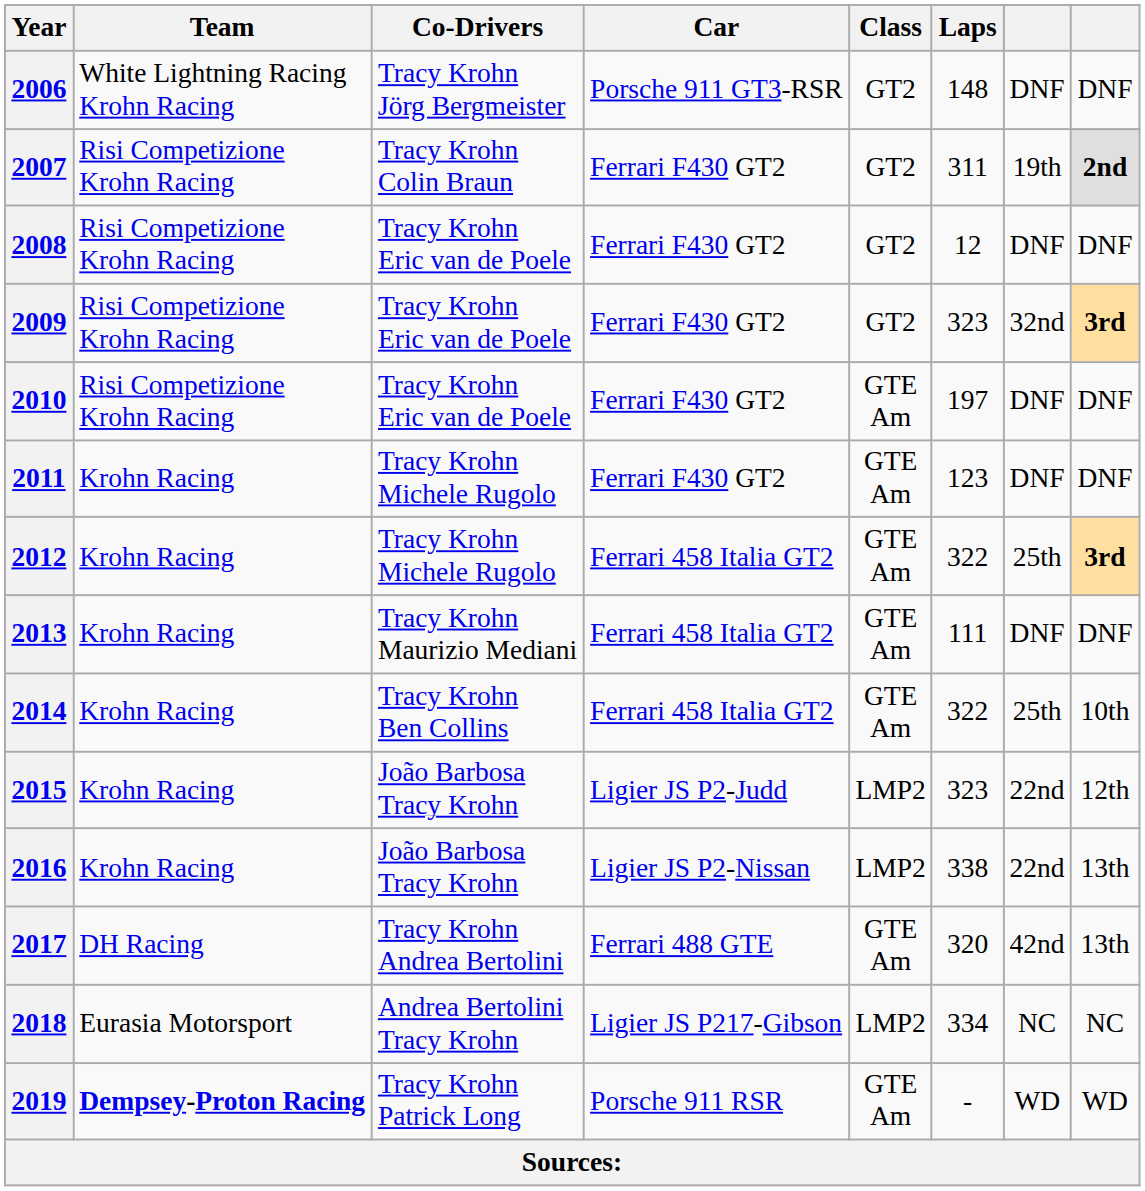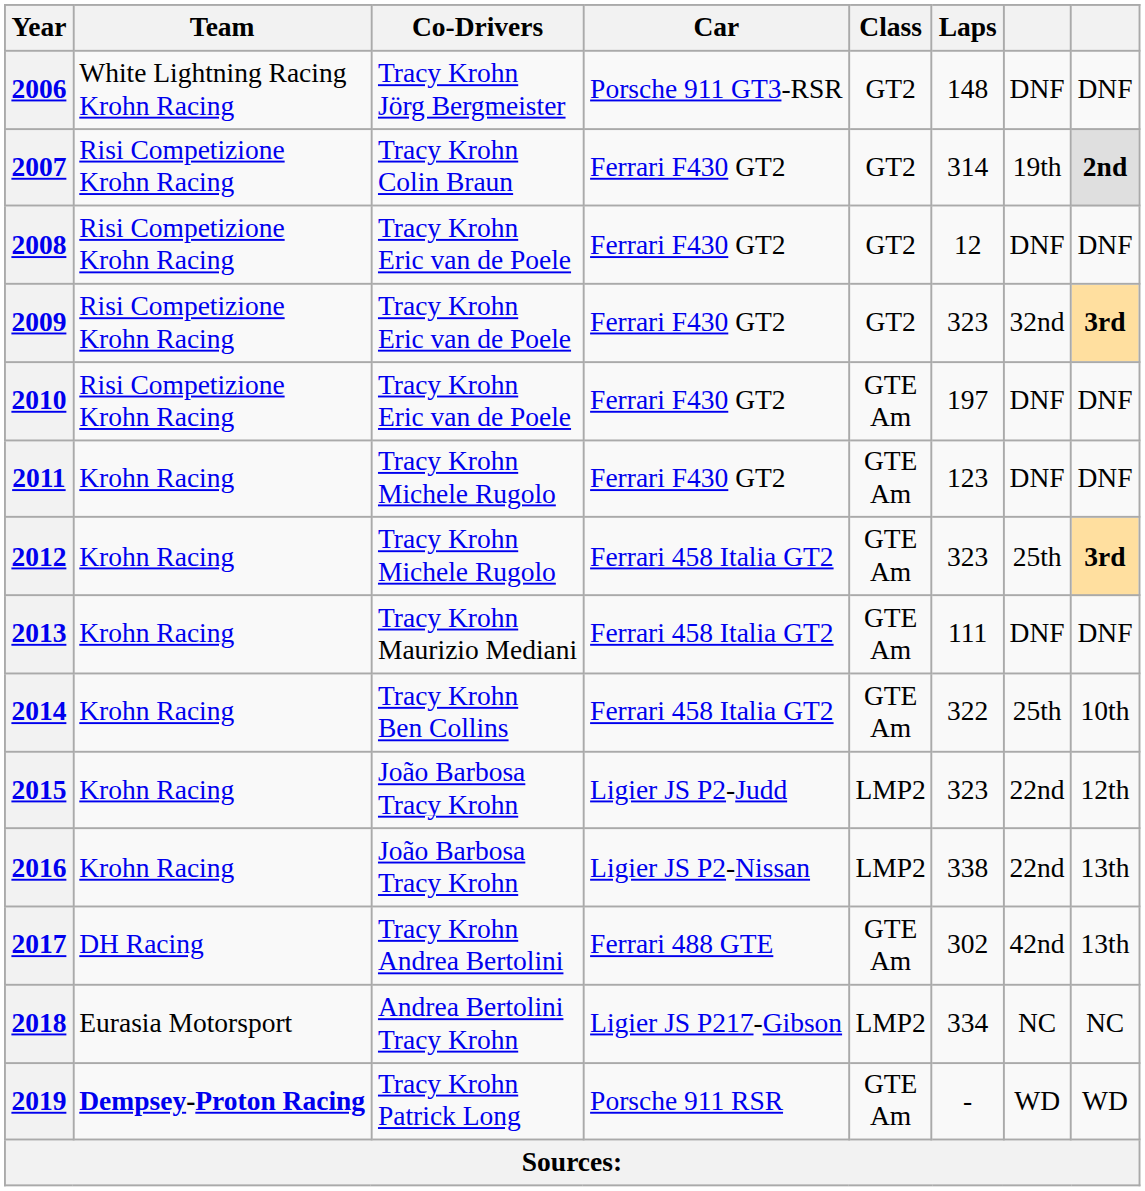(968, 167) 311 -> (968, 167) 314
(968, 556) 322 -> (968, 556) 323
(968, 945) 320 -> (968, 945) 302
